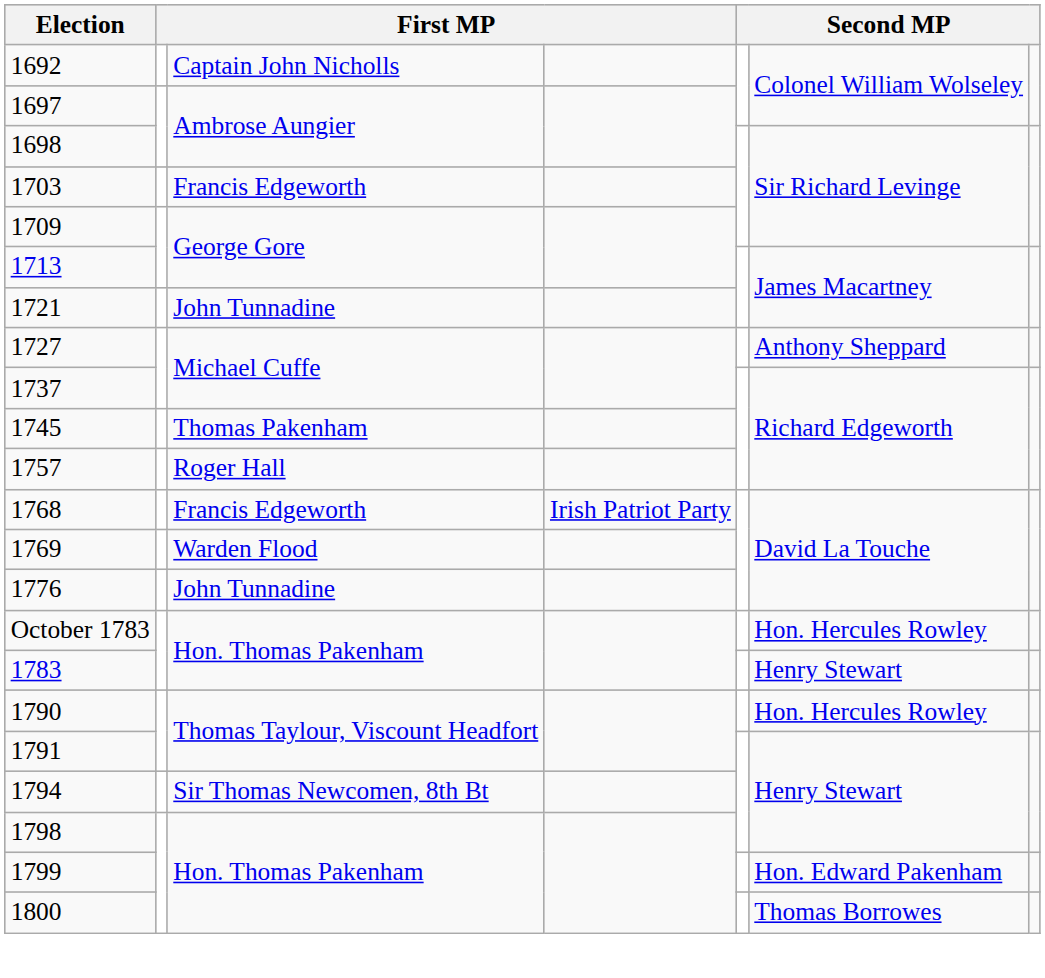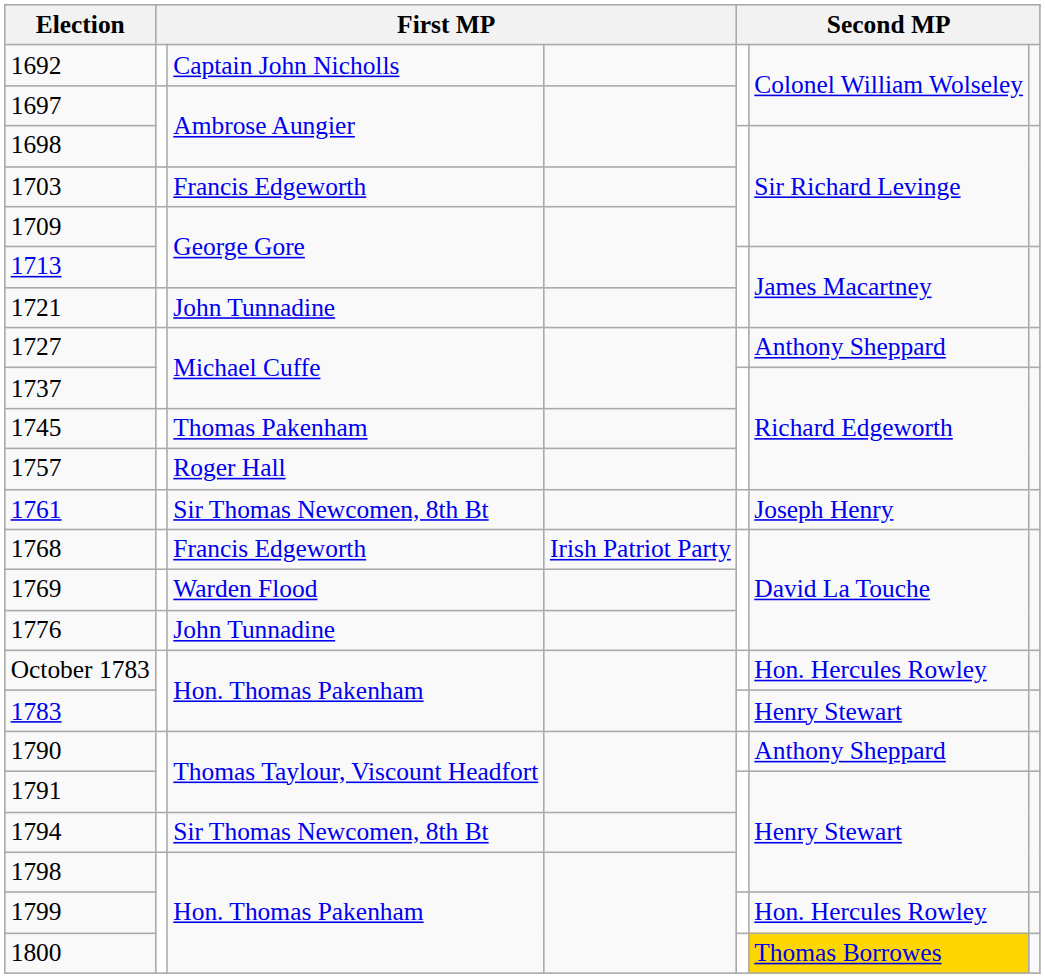+ row: (36, 508)
(871, 710) Hon. Hercules Rowley -> (850, 750) Anthony Sheppard
(878, 871) Hon. Edward Pakenham -> (871, 912) Hon. Hercules Rowley
(848, 912) no background -> (848, 952) gold background
